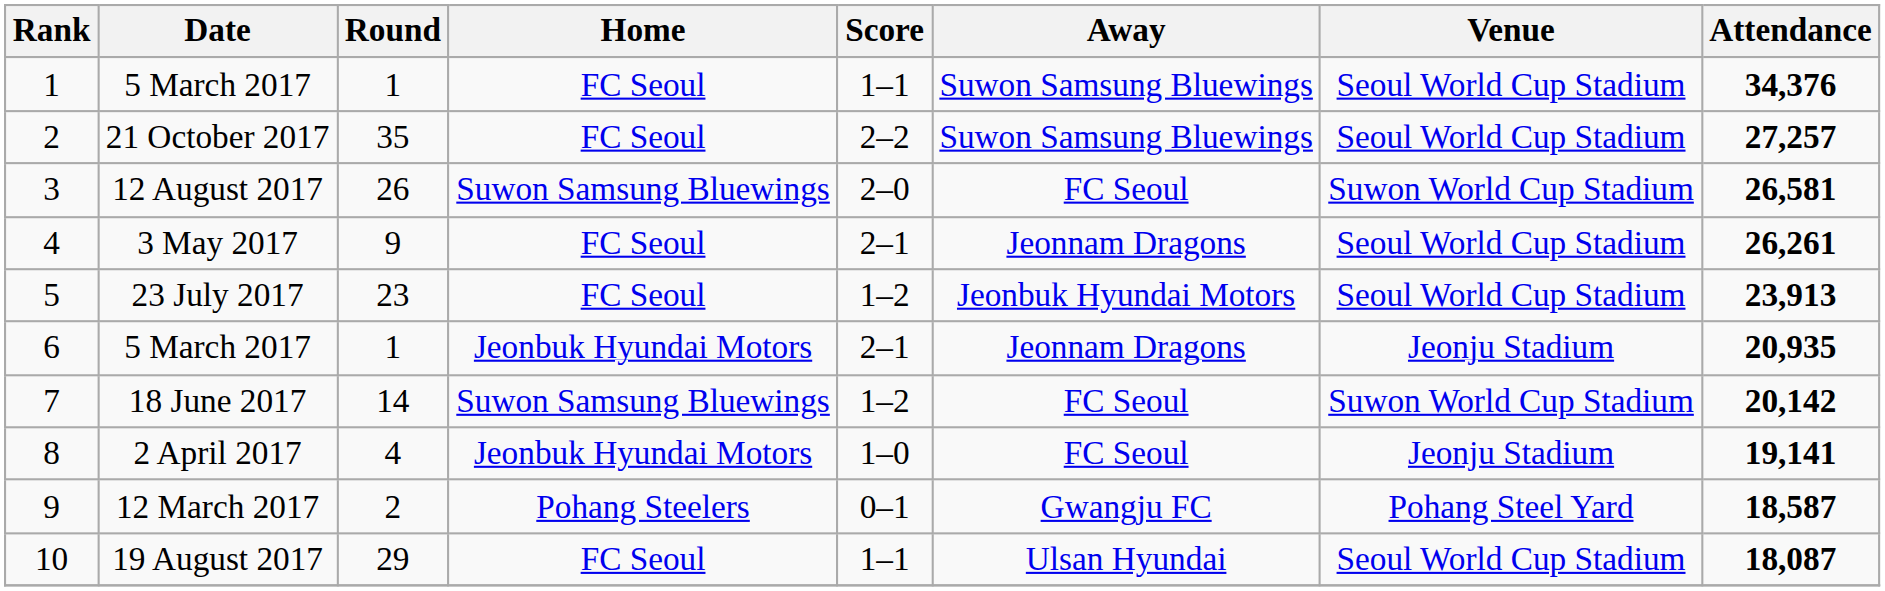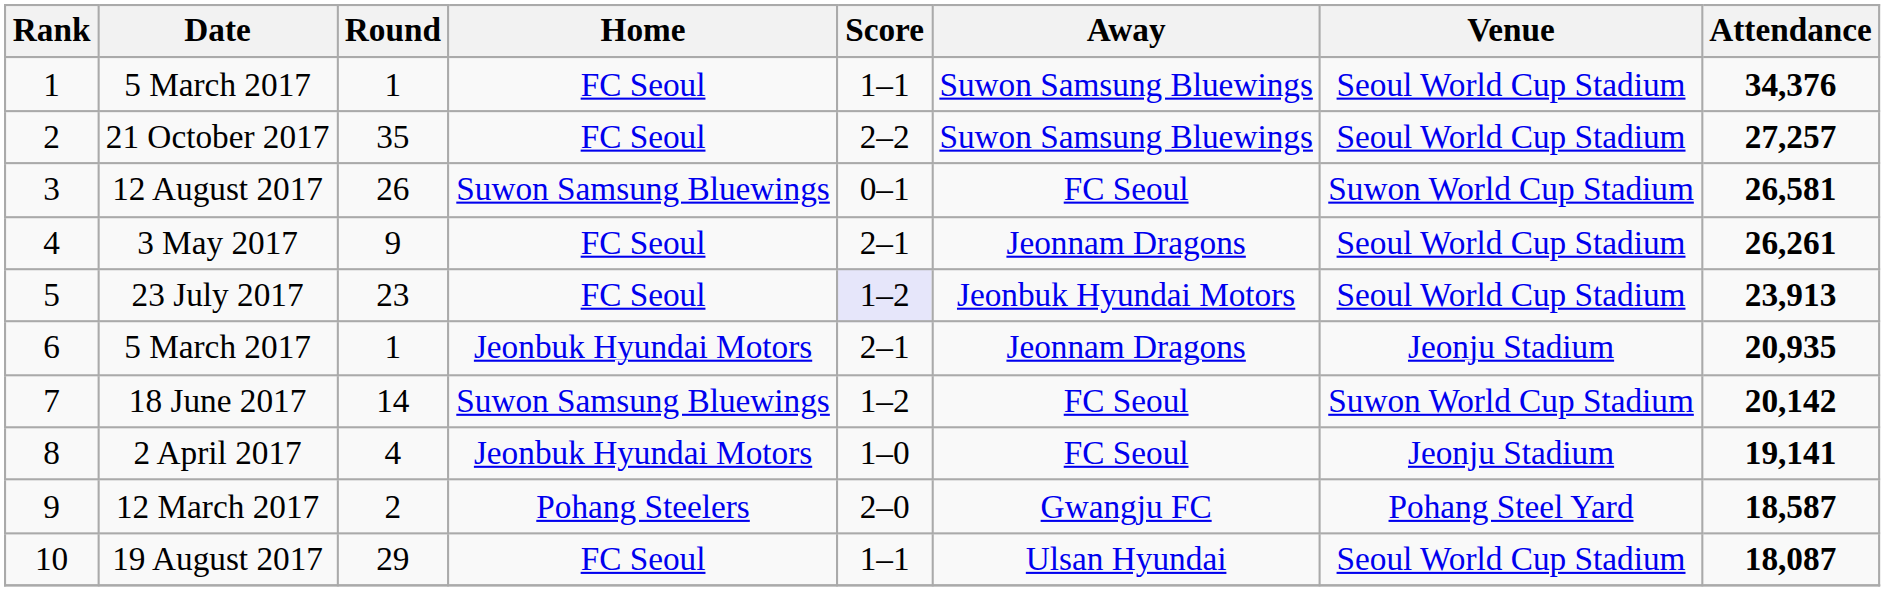(885, 189) 2–0 -> (885, 189) 0–1
(885, 294) no background -> (885, 294) lavender background
(885, 505) 0–1 -> (885, 505) 2–0
